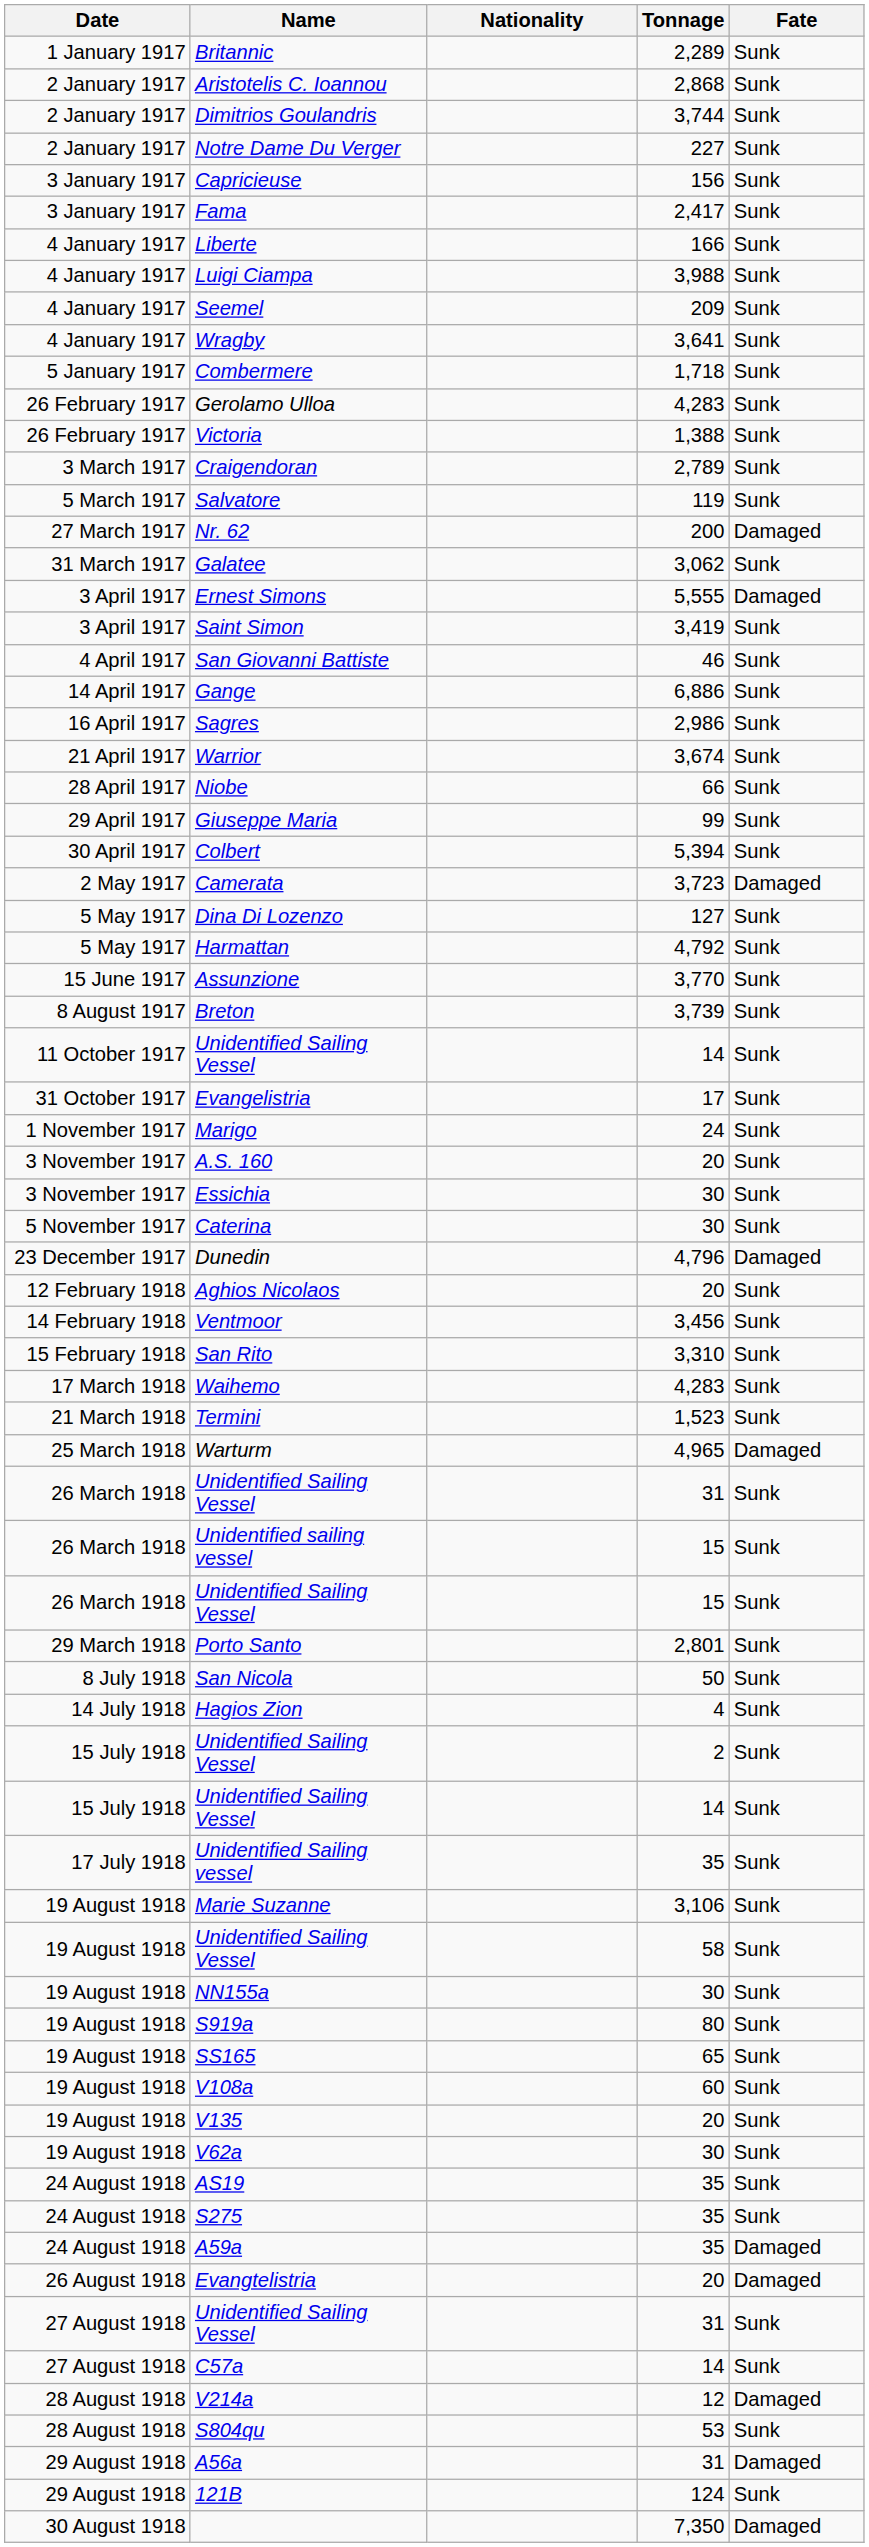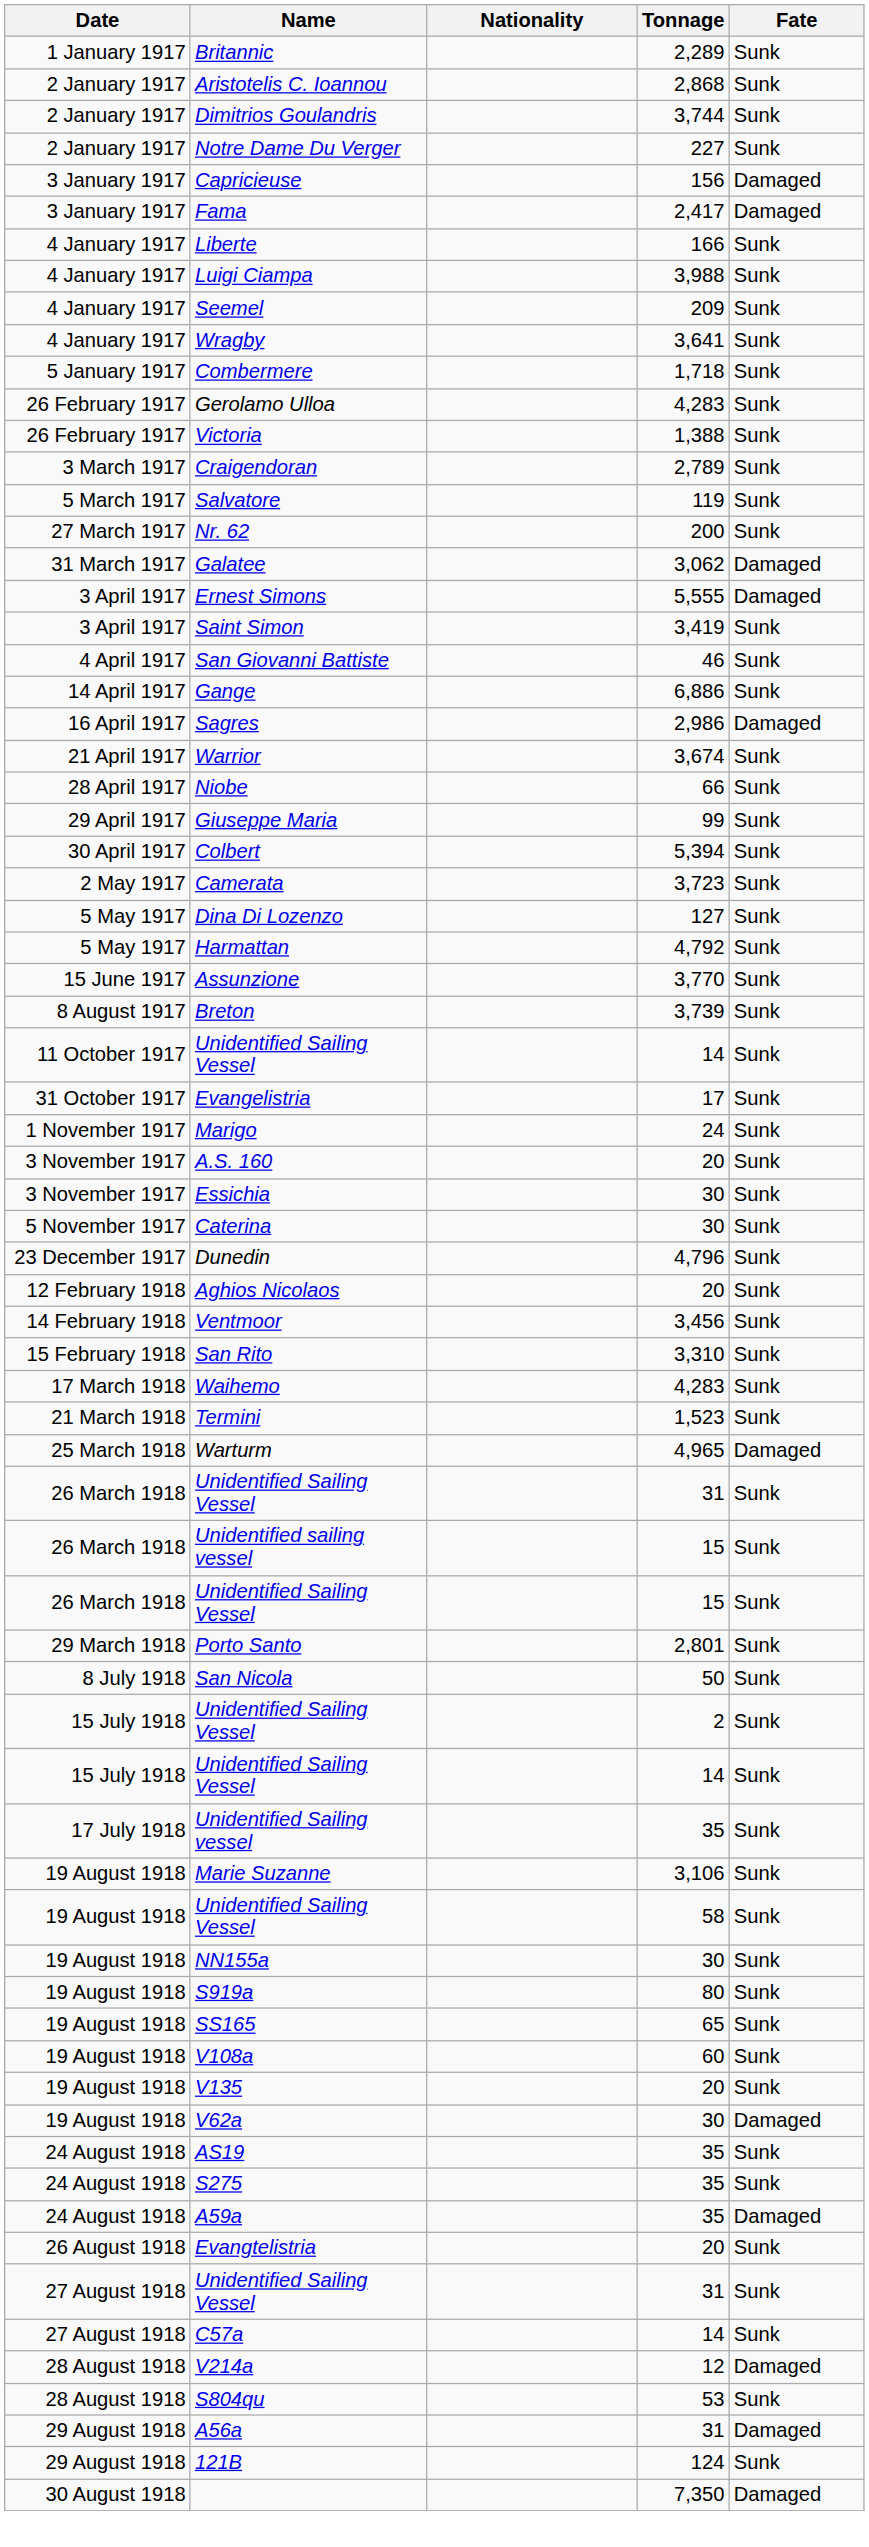(757, 180) Sunk -> (777, 180) Damaged
(757, 212) Sunk -> (777, 212) Damaged
(777, 532) Damaged -> (757, 532) Sunk
(757, 564) Sunk -> (777, 564) Damaged
(757, 723) Sunk -> (777, 723) Damaged
(777, 883) Damaged -> (757, 883) Sunk
(777, 1258) Damaged -> (757, 1258) Sunk
- row: (249, 1709)
(757, 2152) Sunk -> (777, 2120) Damaged
(777, 2280) Damaged -> (757, 2248) Sunk
